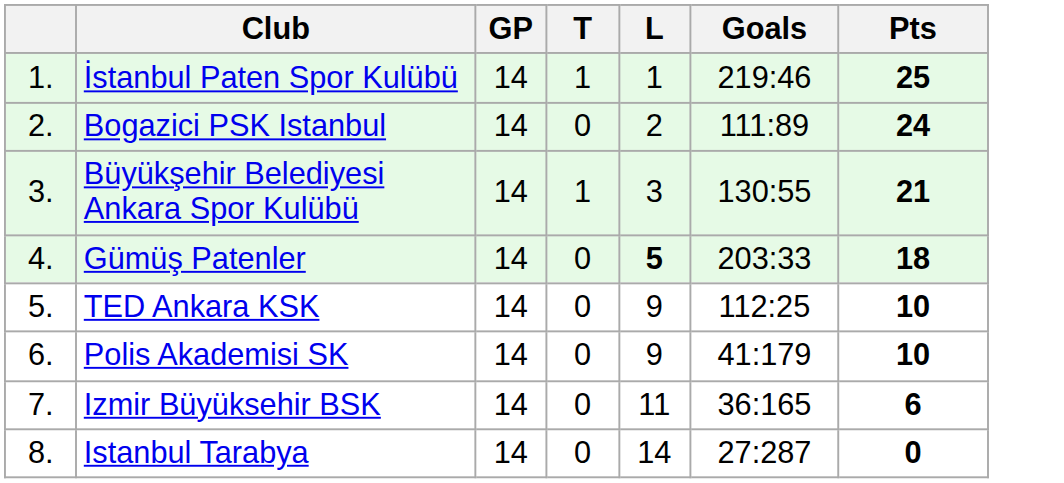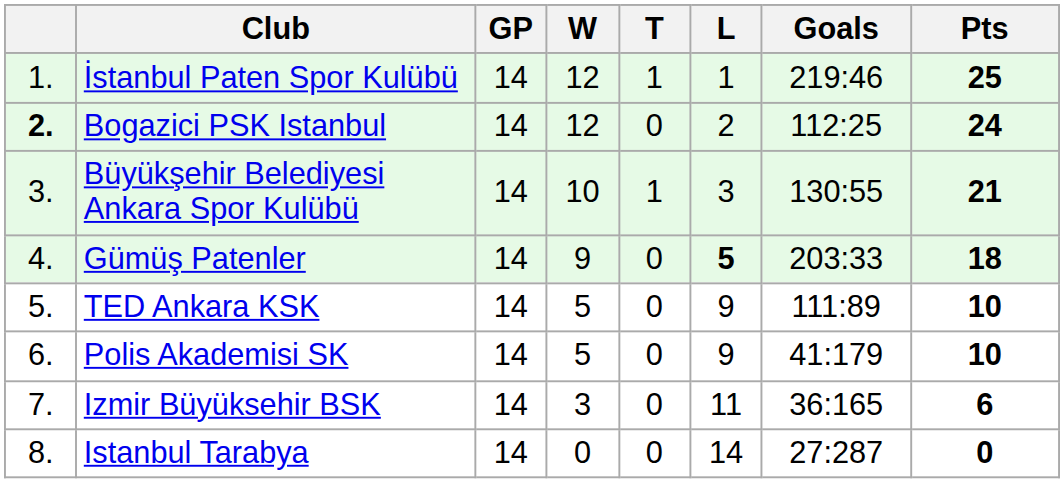+ column: (583, 28)
(41, 126) normal -> (41, 126) bold
(764, 126) 111:89 -> (836, 126) 112:25
(764, 307) 112:25 -> (836, 307) 111:89
